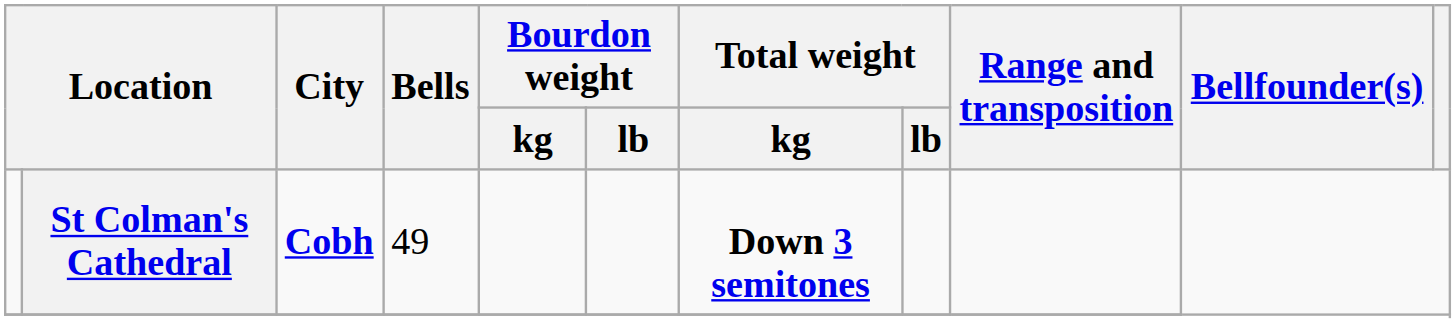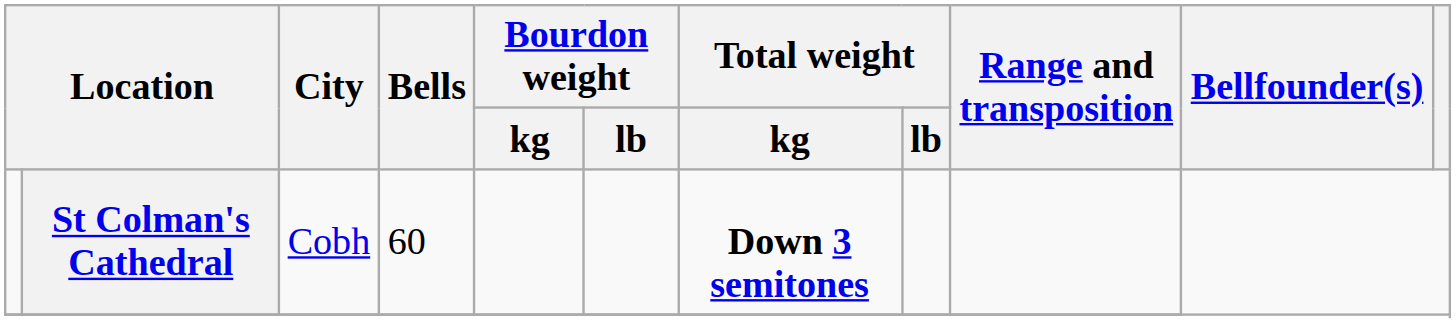(329, 241) bold -> (329, 241) normal
(410, 241) 49 -> (407, 241) 60
